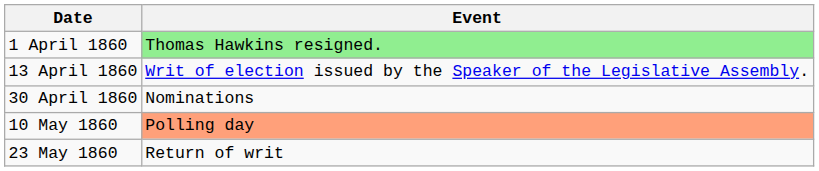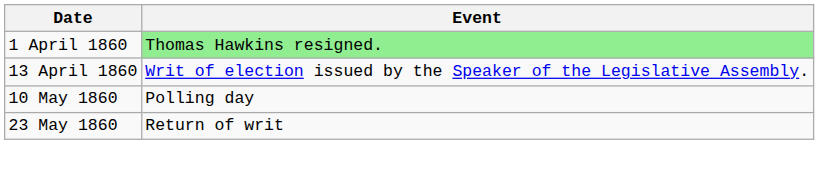- row: (73, 99)
(200, 126) lightsalmon background -> (200, 99) no background
